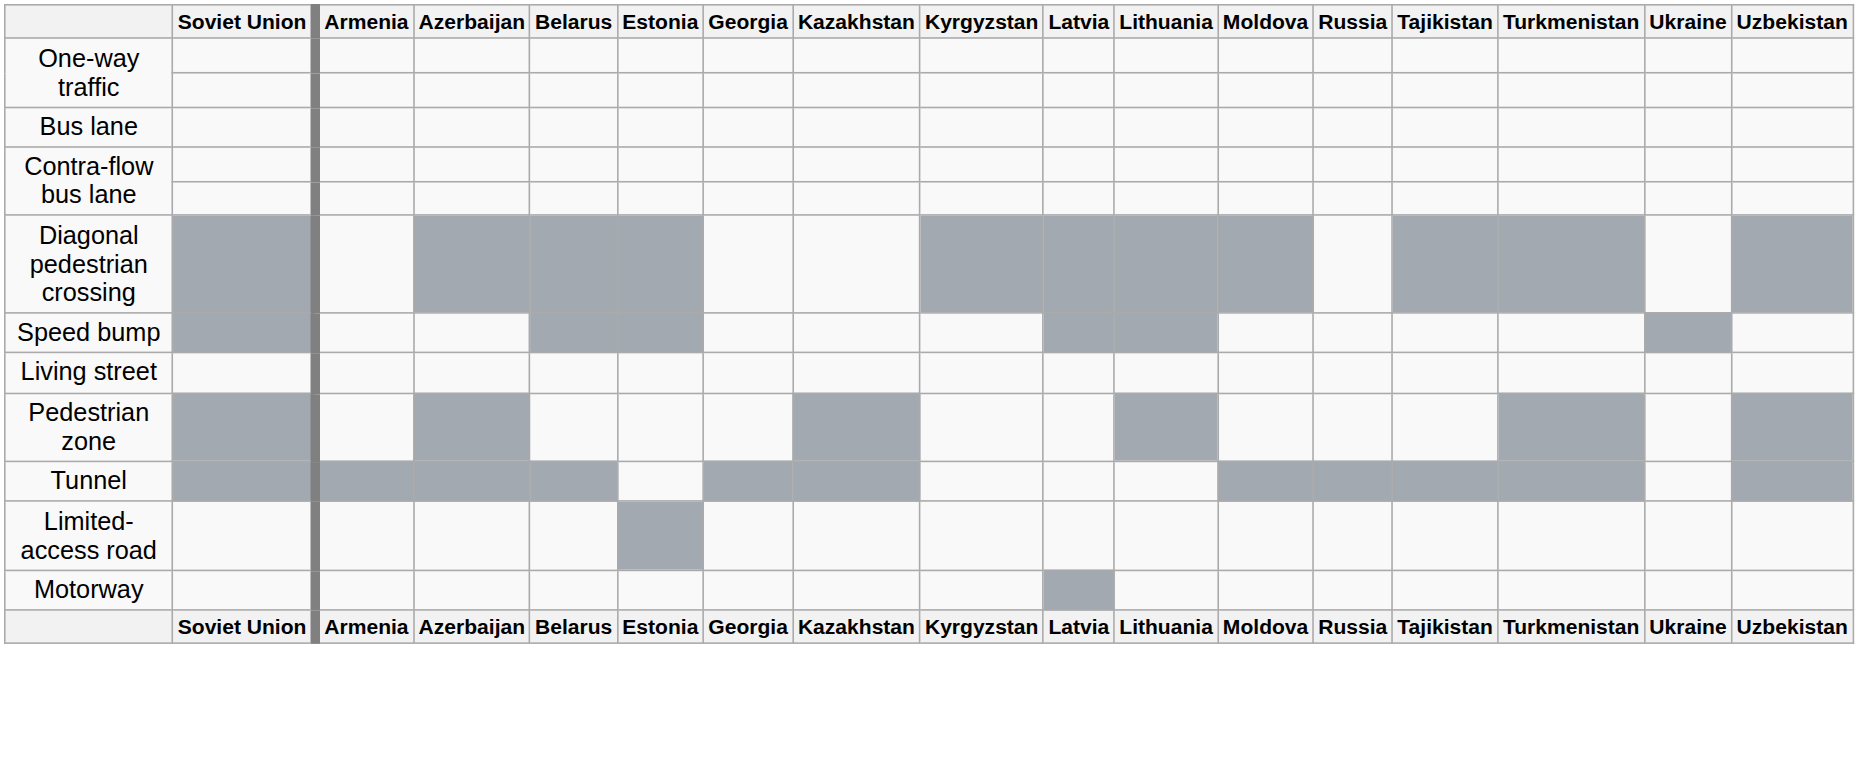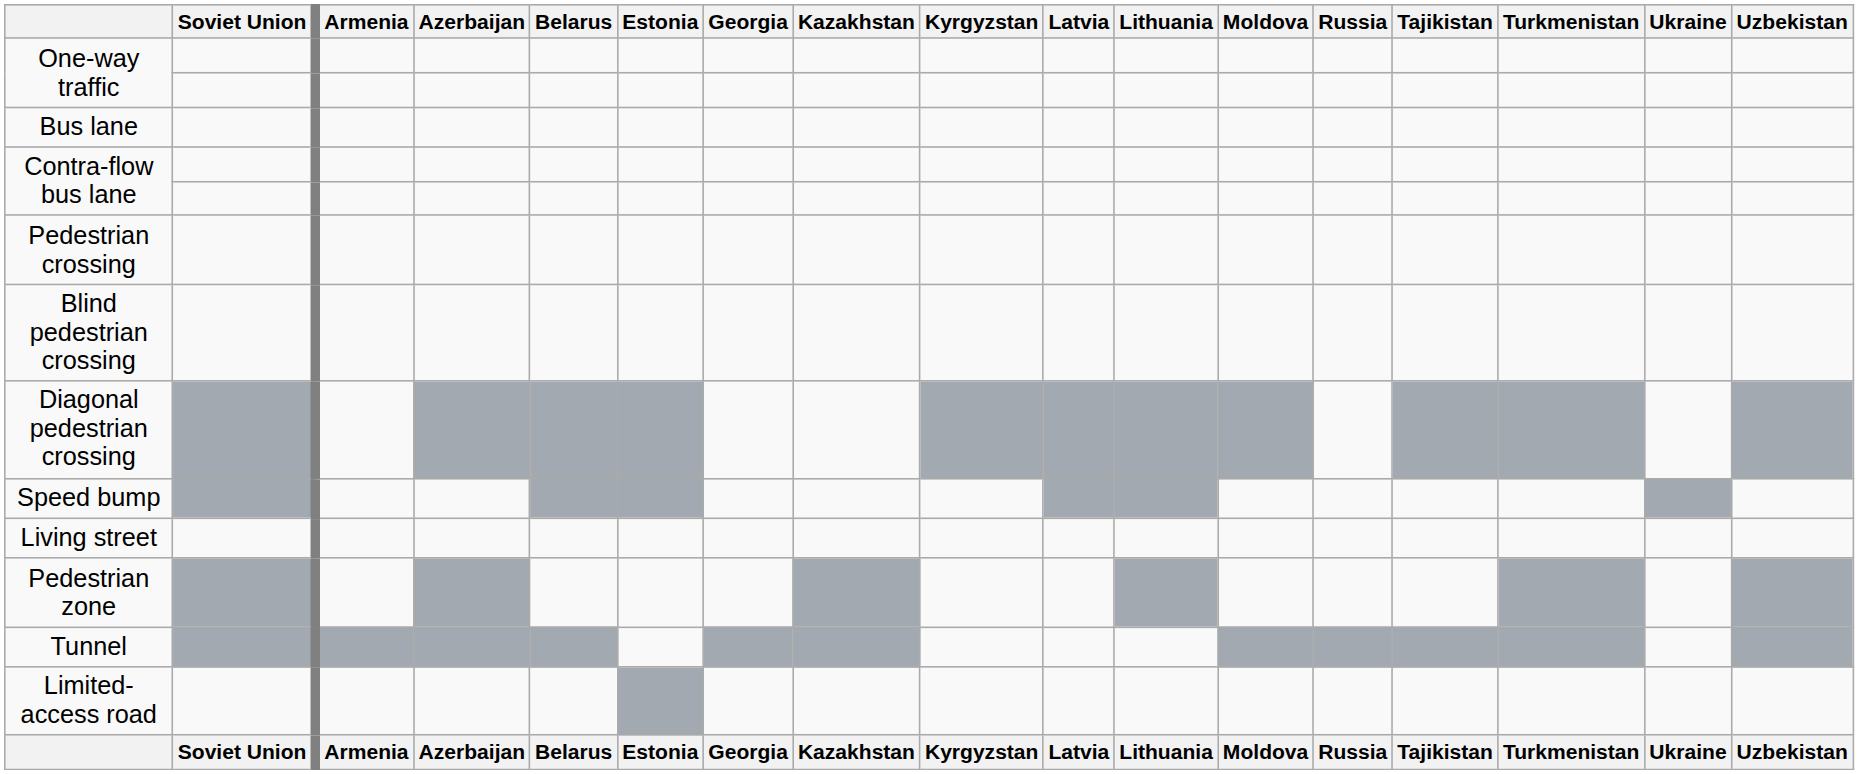+ row: (89, 249)
+ row: (89, 332)
- row: (89, 589)
